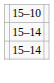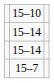+ row: (7, 68)
